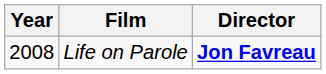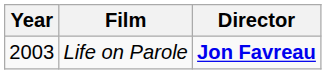(32, 52) 2008 -> (32, 52) 2003
